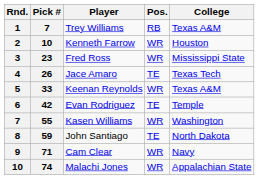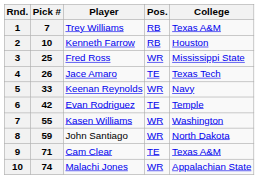(155, 43) WR -> (154, 43) RB
(47, 58) 23 -> (47, 58) 25
(197, 89) Texas A&M -> (183, 89) Navy
(153, 136) TE -> (155, 136) WR
(155, 151) WR -> (153, 151) TE
(183, 151) Navy -> (197, 151) Texas A&M
